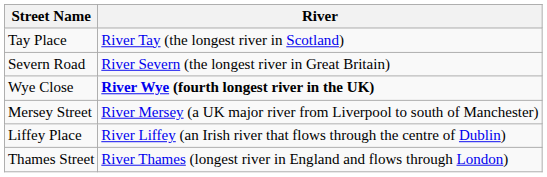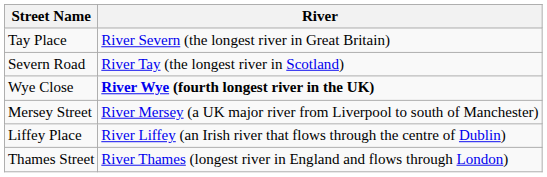(223, 40) River Tay (the longest river in Scotland) -> (246, 40) River Severn (the longest river in Great Britain)
(246, 64) River Severn (the longest river in Great Britain) -> (223, 64) River Tay (the longest river in Scotland)
